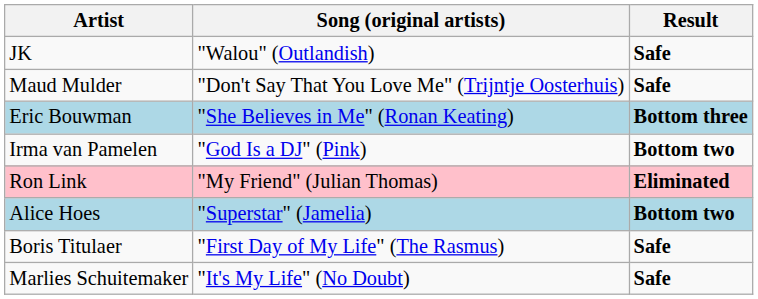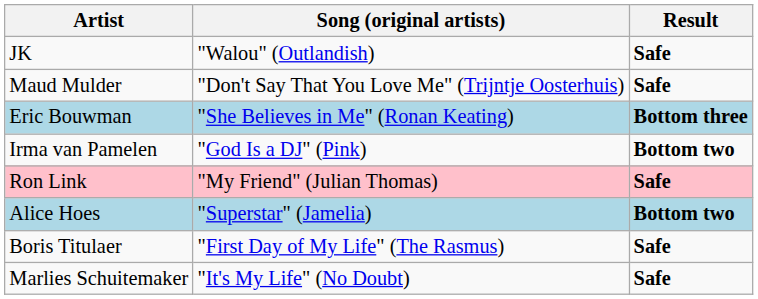(682, 181) Eliminated -> (652, 181) Safe
